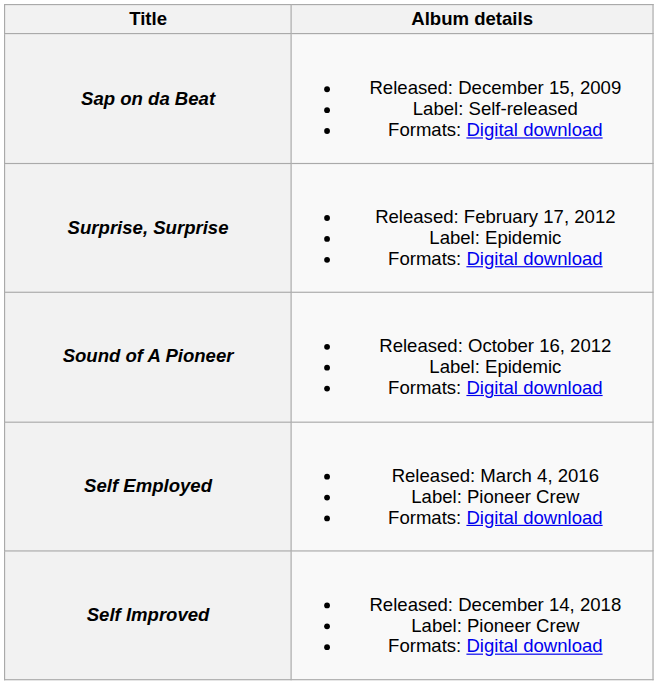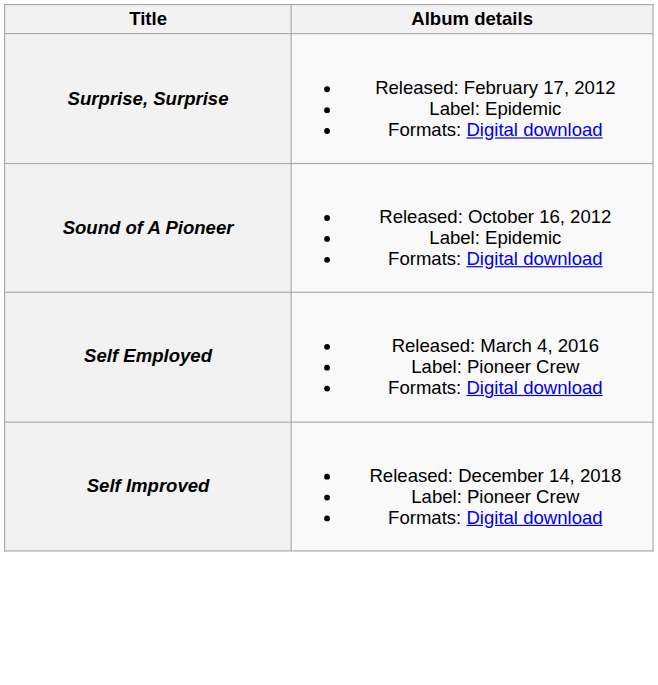- row: (148, 98)
